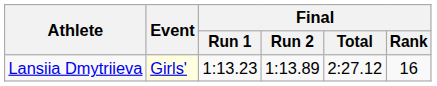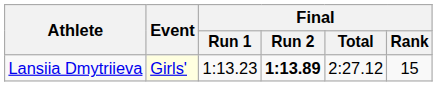(292, 68) normal -> (293, 68) bold
(409, 68) 16 -> (410, 68) 15
